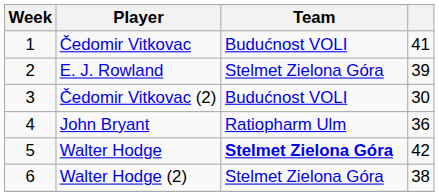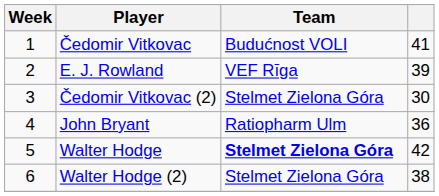(304, 71) Stelmet Zielona Góra -> (261, 71) VEF Rīga
(286, 97) Budućnost VOLI -> (304, 97) Stelmet Zielona Góra
